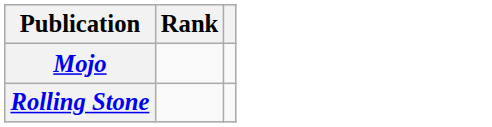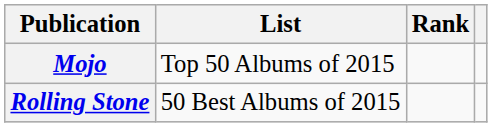+ column: (281, 24)
